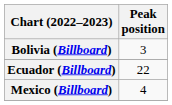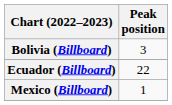(143, 89) 4 -> (143, 89) 1
